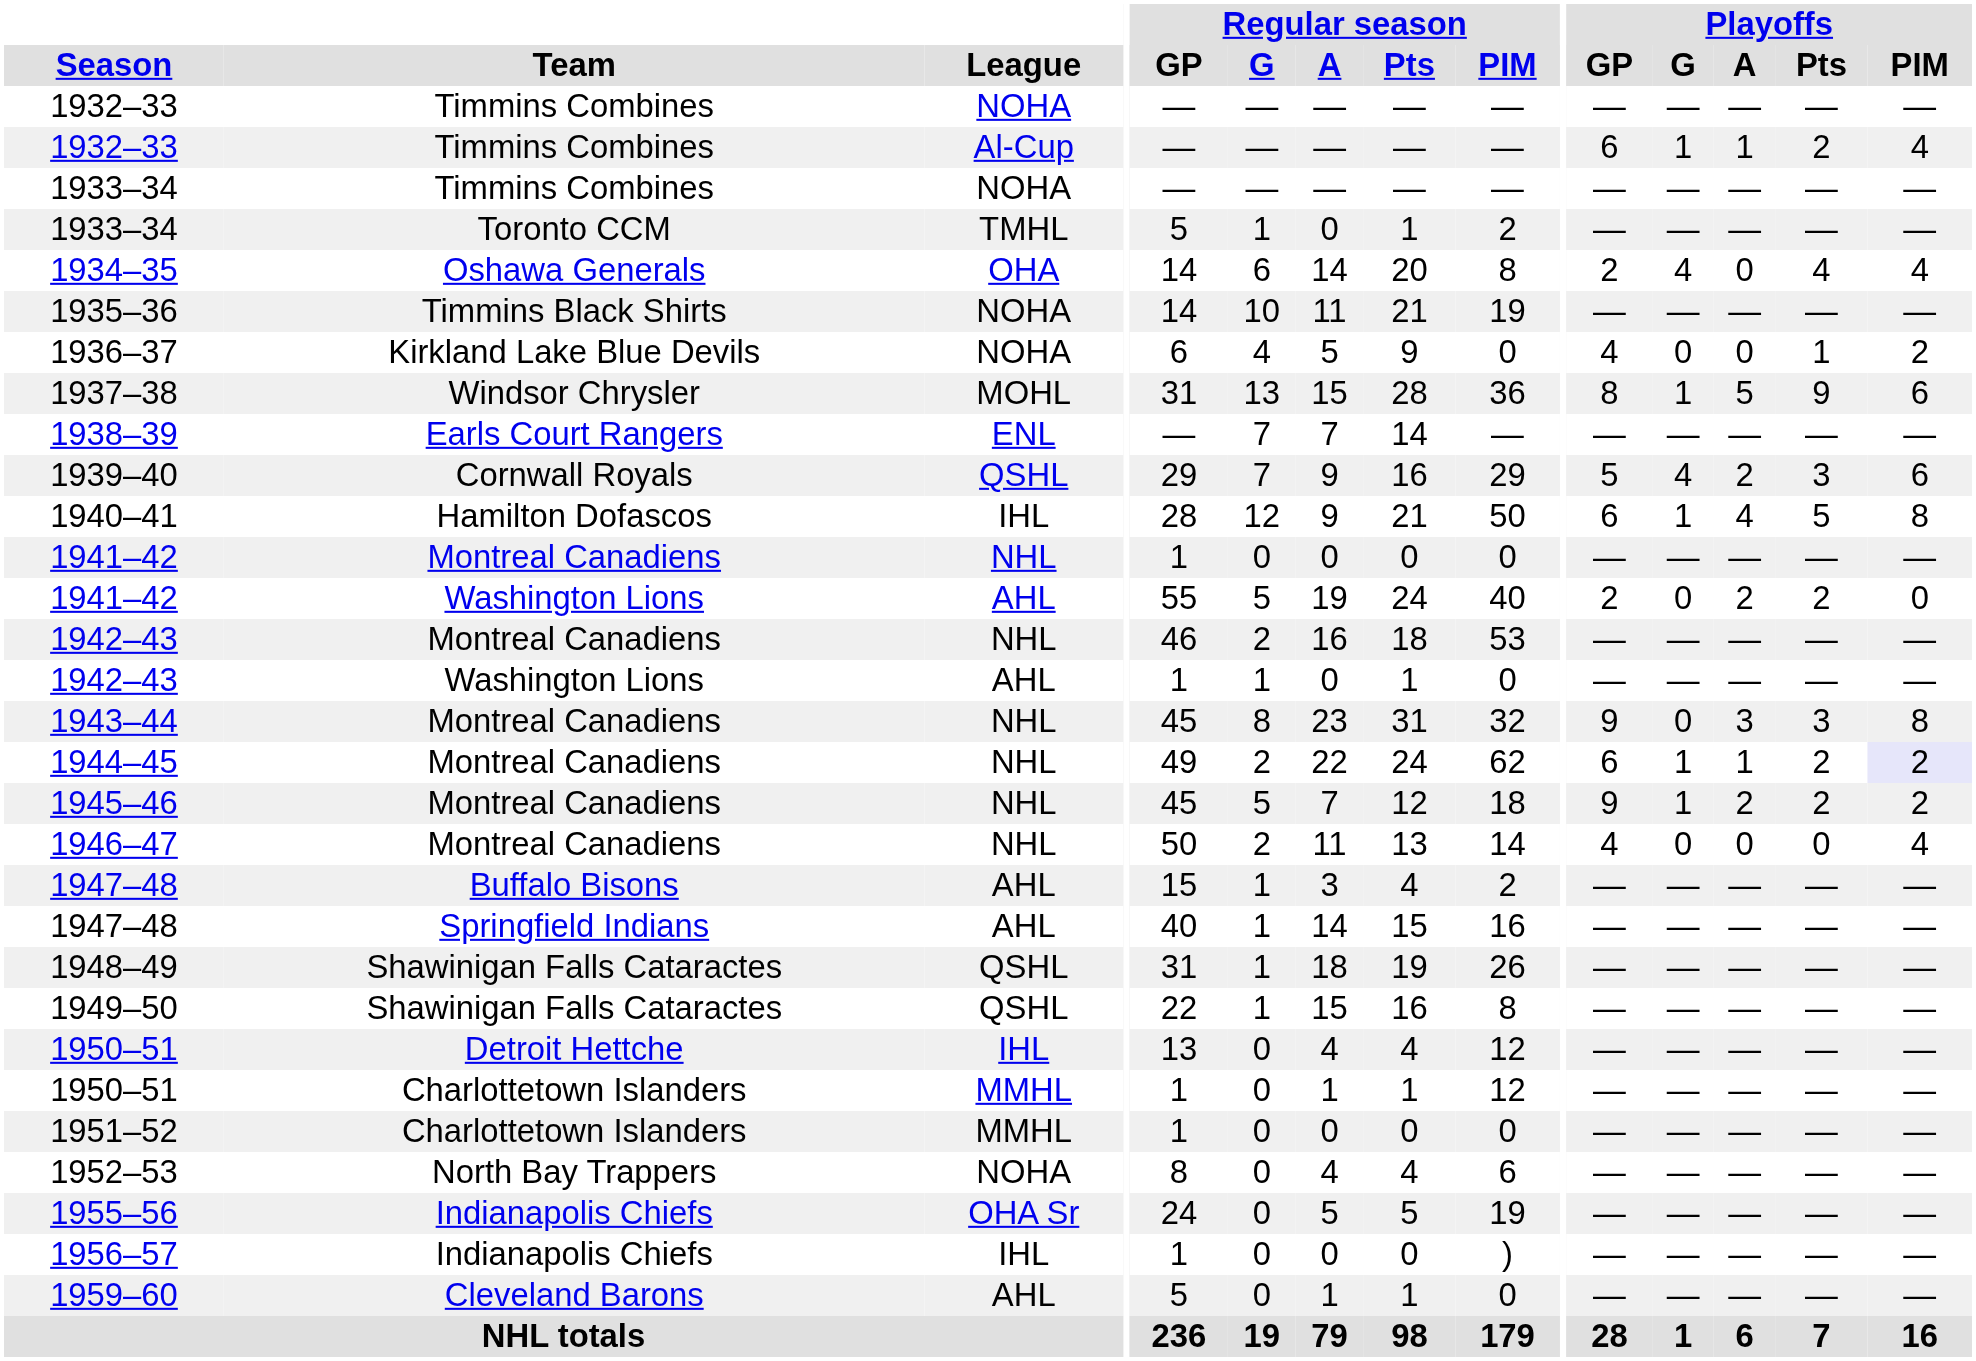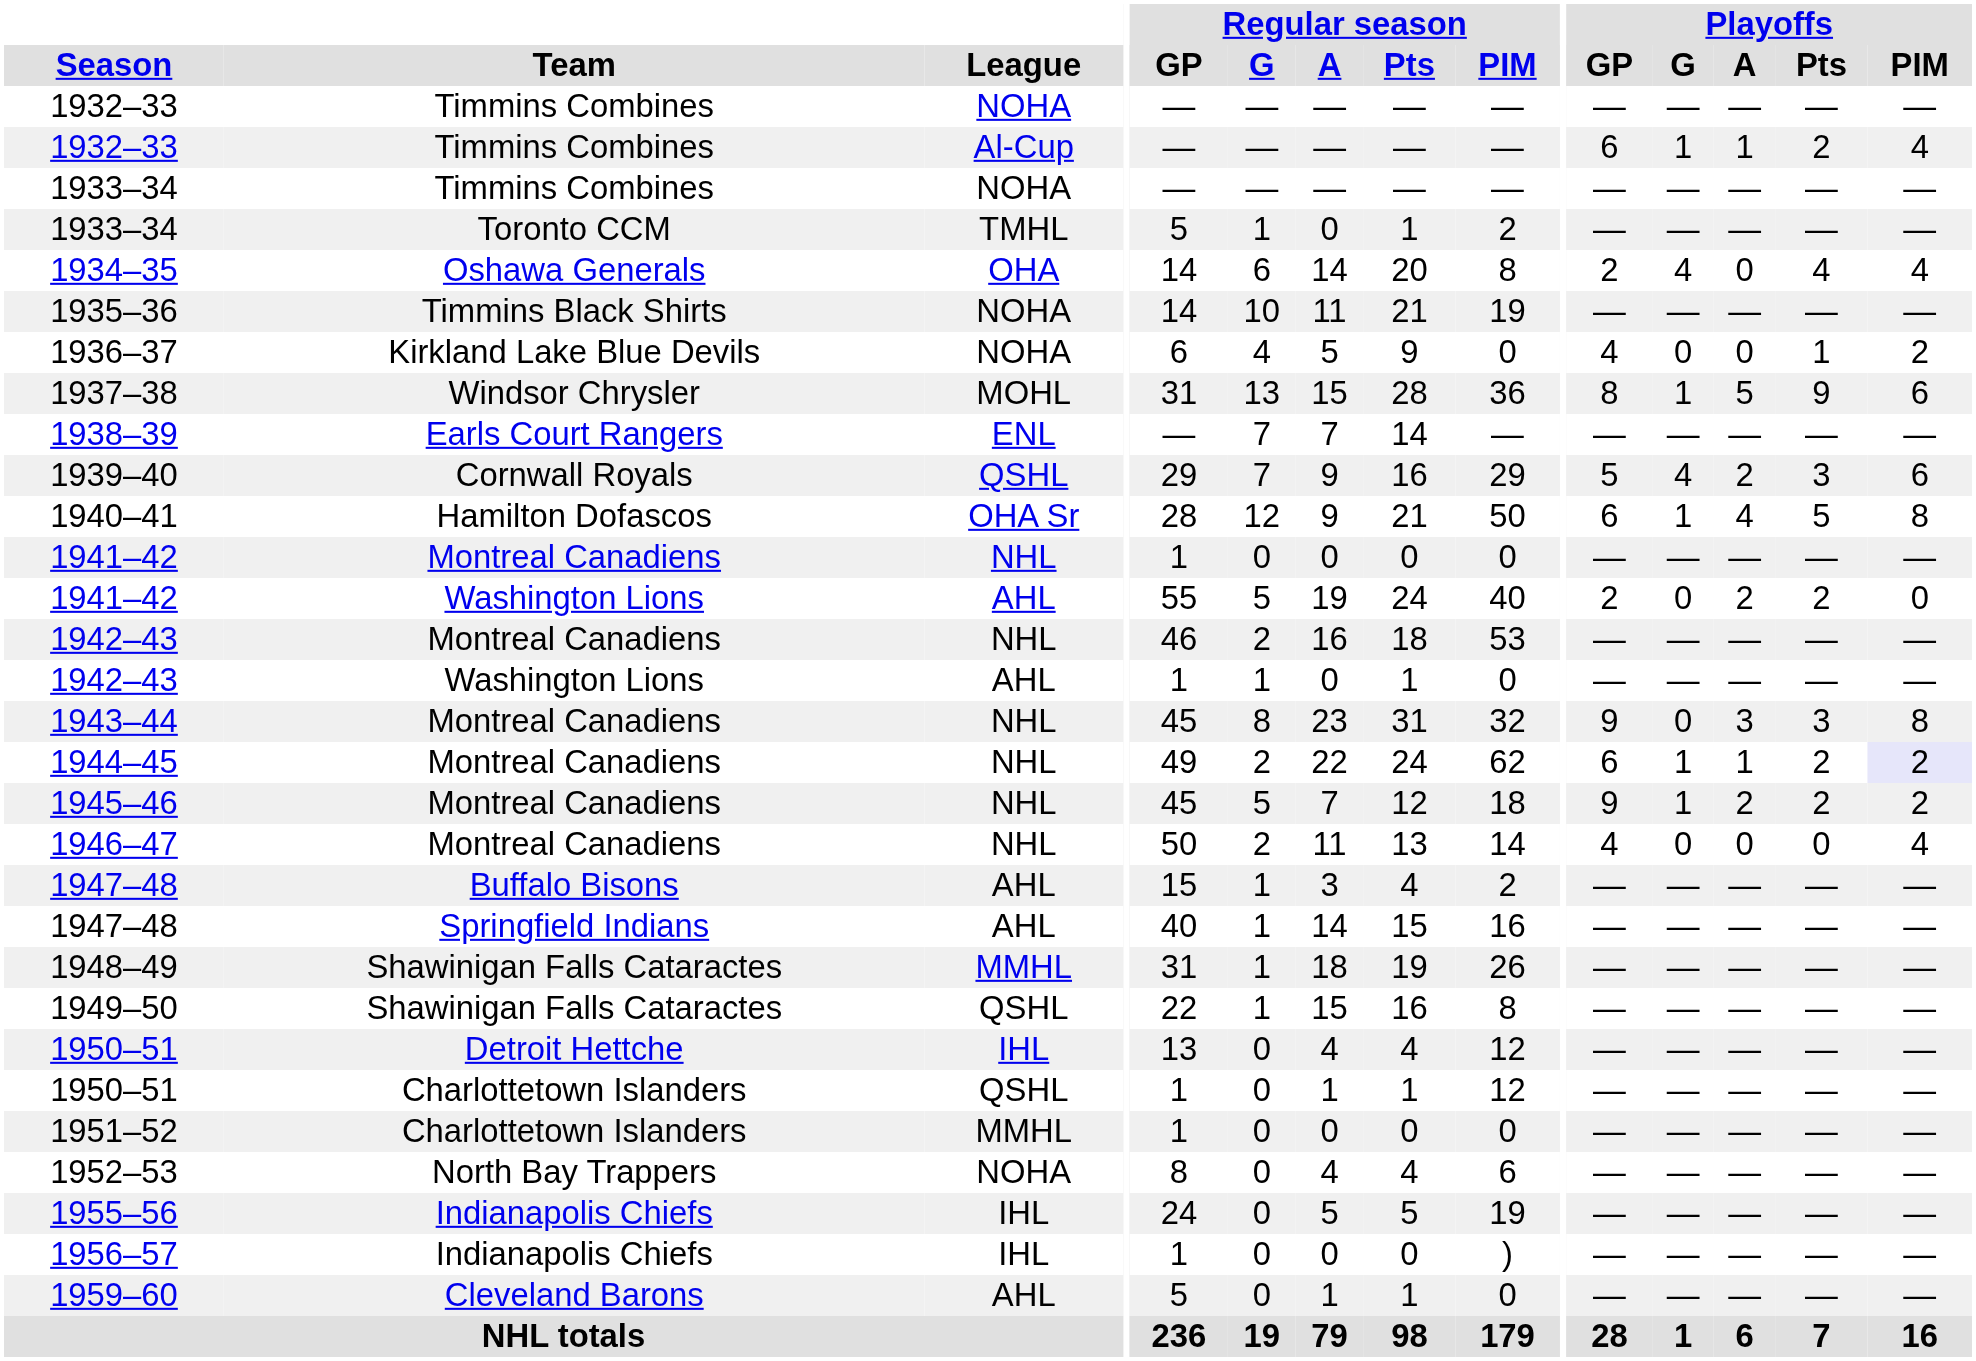(1024, 515) IHL -> (1024, 515) OHA Sr
(1024, 966) QSHL -> (1024, 966) MMHL
(1024, 1089) MMHL -> (1024, 1089) QSHL
(1024, 1212) OHA Sr -> (1024, 1212) IHL
